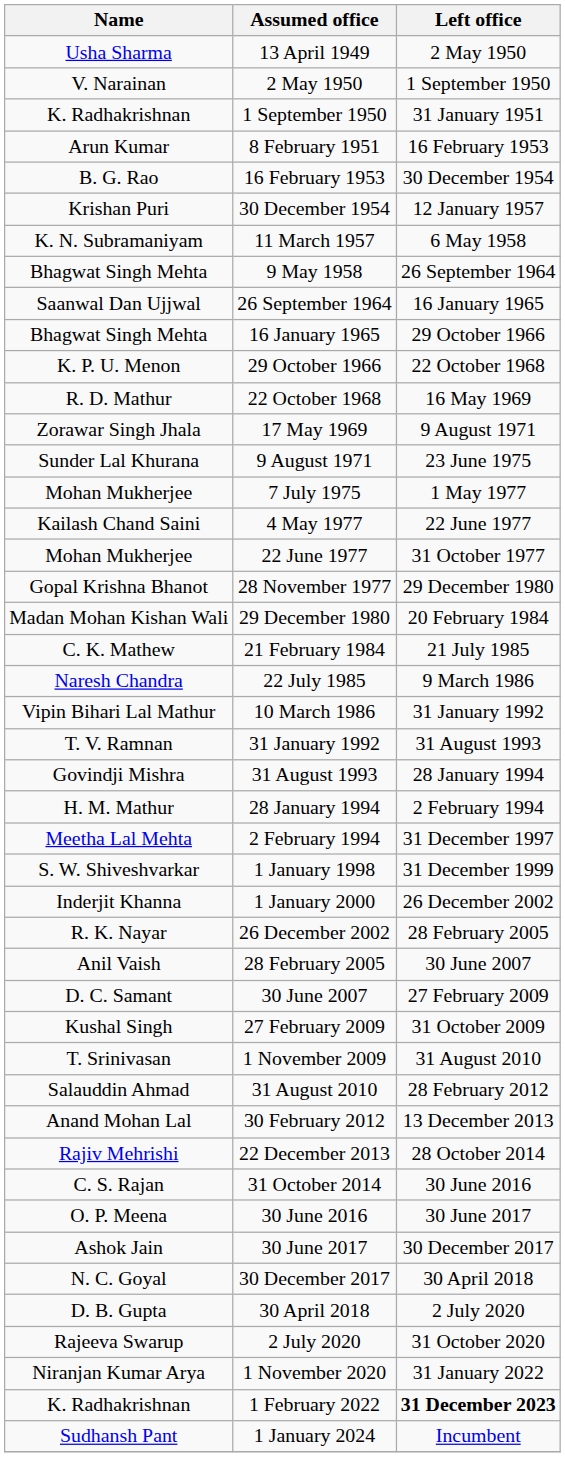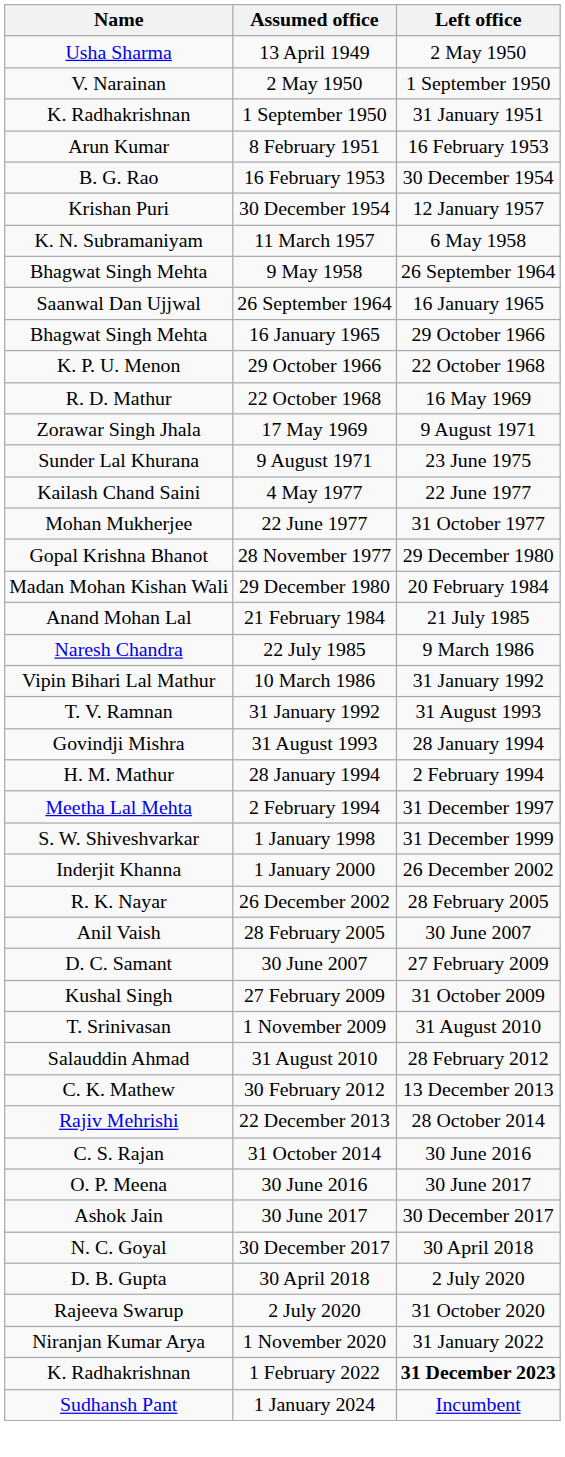- row: (314, 492)
(119, 649) C. K. Mathew -> (119, 618) Anand Mohan Lal
(119, 1121) Anand Mohan Lal -> (119, 1090) C. K. Mathew
